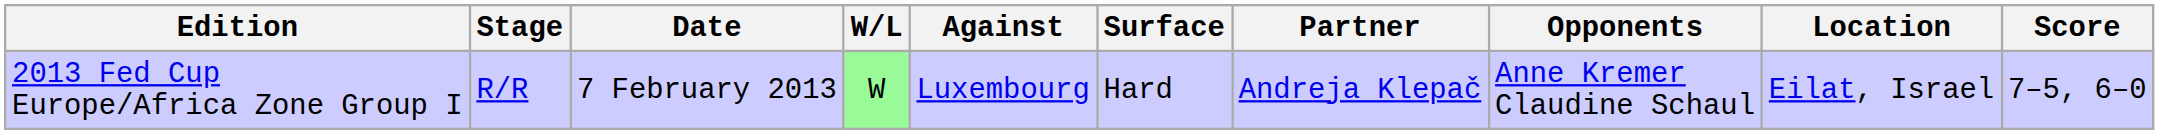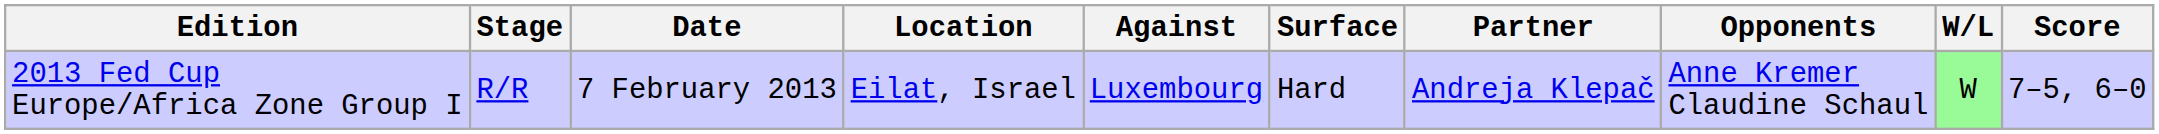columns swapped: (1881, 28) <-> (877, 28)
